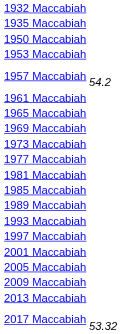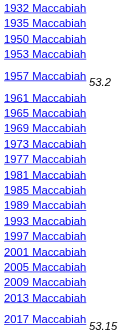(100, 82) 54.2 -> (100, 82) 53.2
(103, 326) 53.32 -> (103, 326) 53.15
